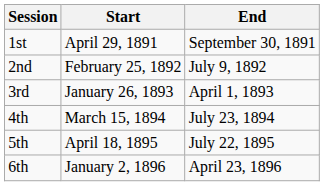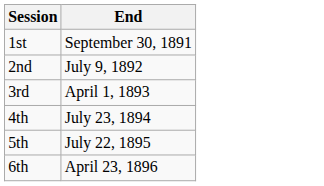- column: (123, 17)
